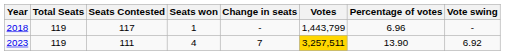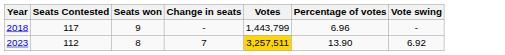- column: (58, 12)
(194, 27) 1 -> (138, 27) 9
(127, 43) 111 -> (71, 43) 112
(194, 43) 4 -> (138, 43) 8
